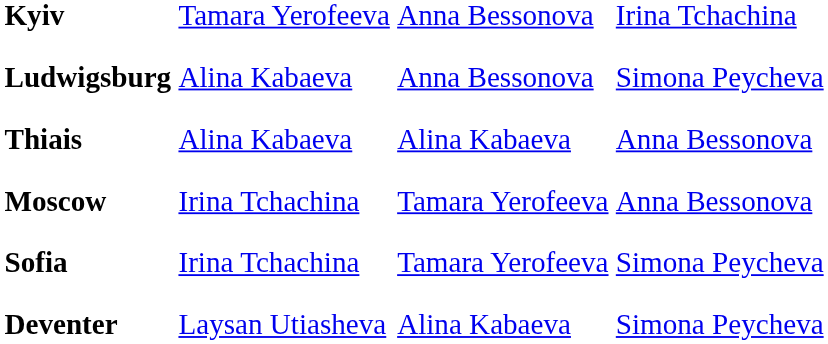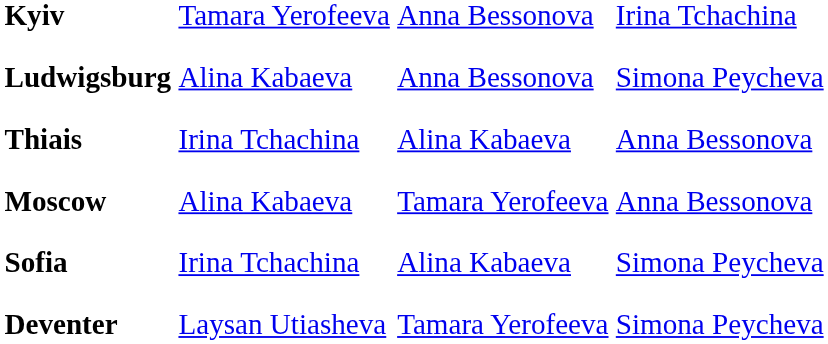(265, 139) Alina Kabaeva -> (269, 139) Irina Tchachina
(269, 200) Irina Tchachina -> (265, 200) Alina Kabaeva
(503, 262) Tamara Yerofeeva -> (484, 262) Alina Kabaeva
(484, 324) Alina Kabaeva -> (503, 324) Tamara Yerofeeva
